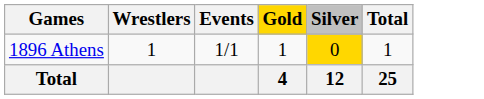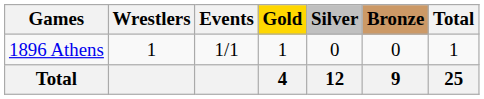+ column: (396, 19)
(335, 49) gold background -> (335, 49) no background
